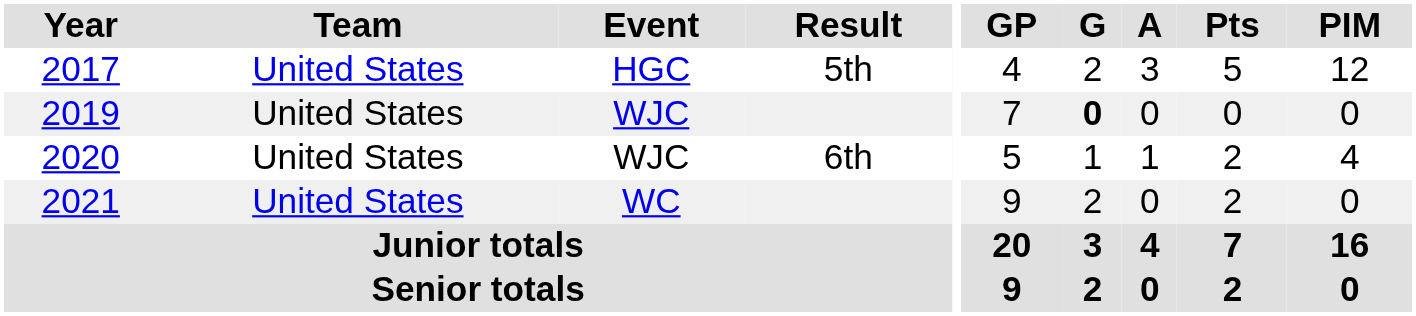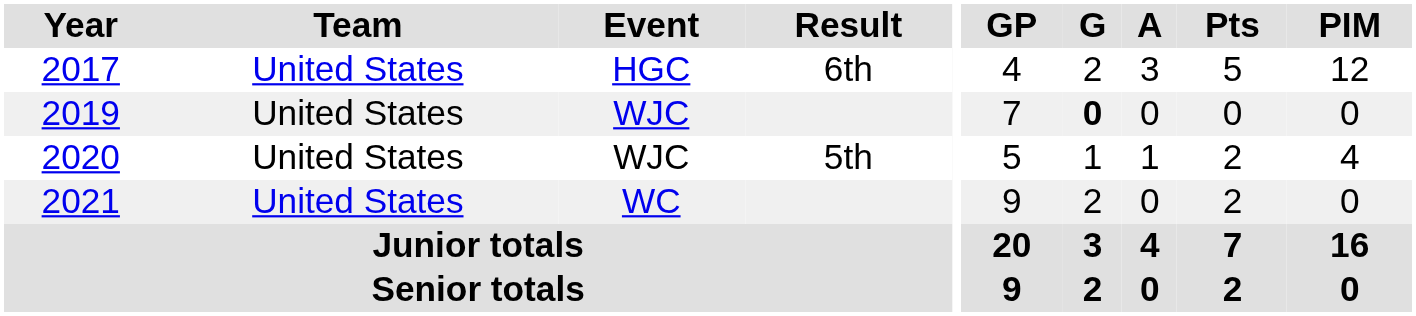(848, 69) 5th -> (848, 69) 6th
(848, 157) 6th -> (848, 157) 5th
